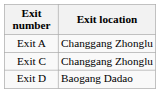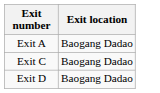(107, 43) Changgang Zhonglu -> (97, 43) Baogang Dadao
(107, 61) Changgang Zhonglu -> (97, 61) Baogang Dadao
